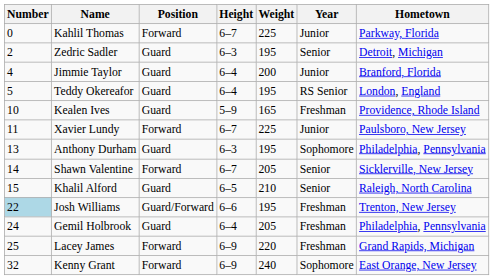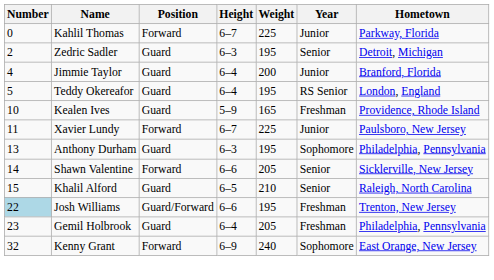(228, 168) 6–7 -> (228, 168) 6–6
(13, 226) 24 -> (13, 226) 23
- row: (84, 245)
